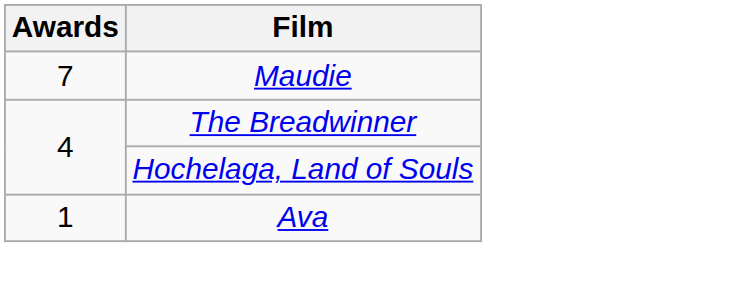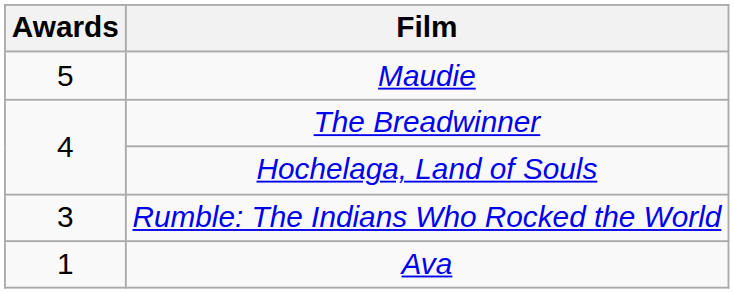(65, 75) 7 -> (65, 75) 5
+ row: (427, 216)
